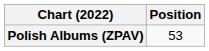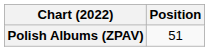(175, 35) 53 -> (175, 35) 51
